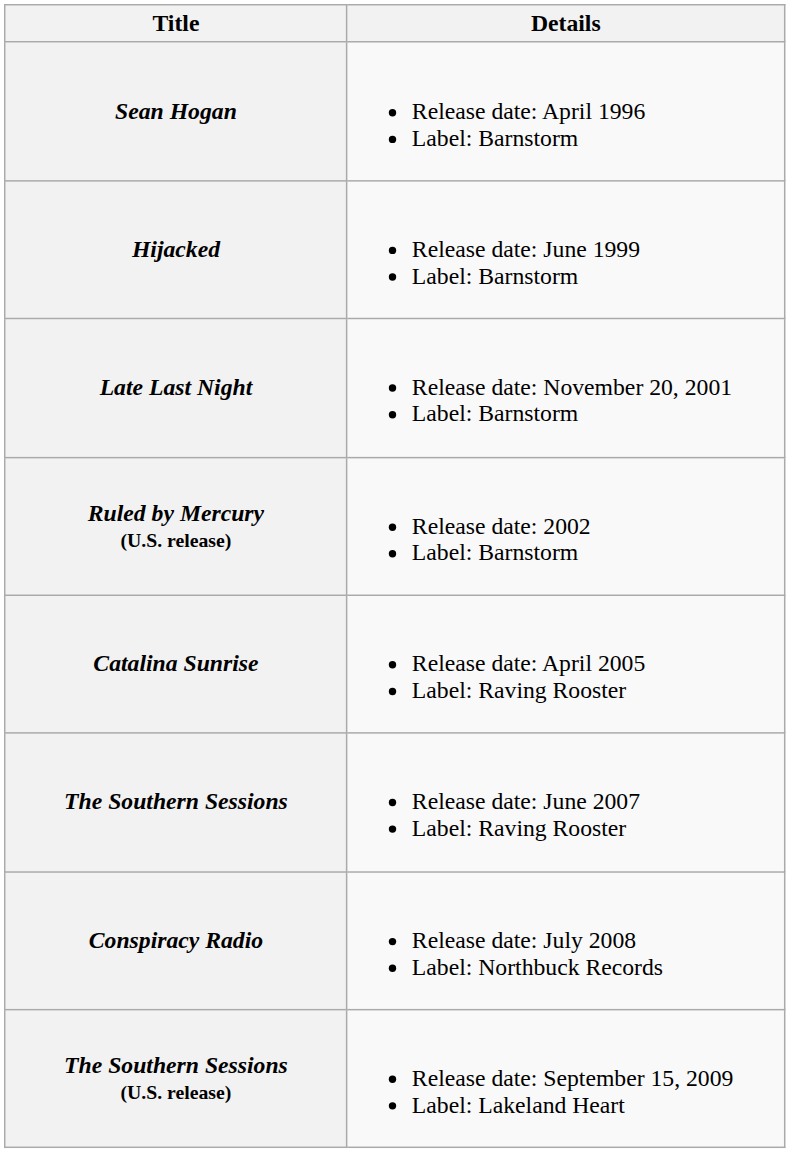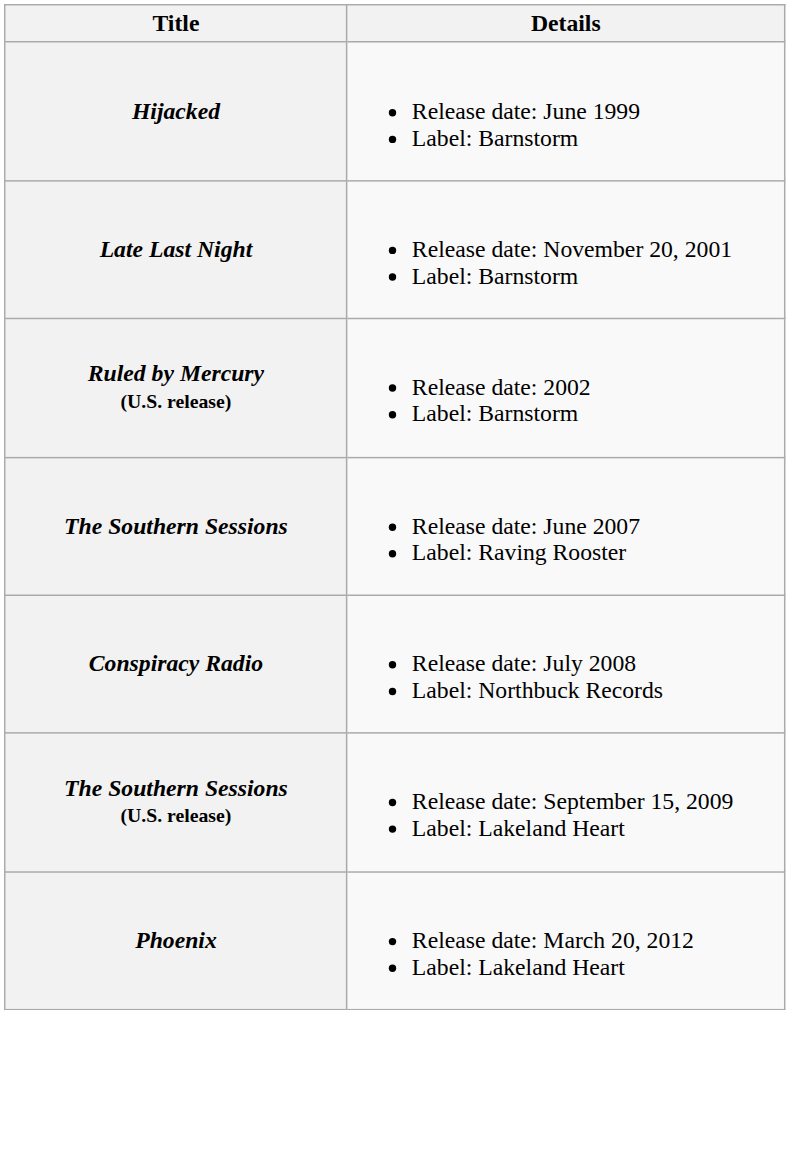- row: (176, 111)
- row: (176, 663)
+ row: (176, 940)
